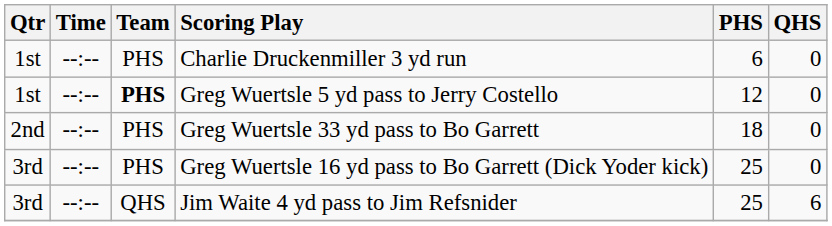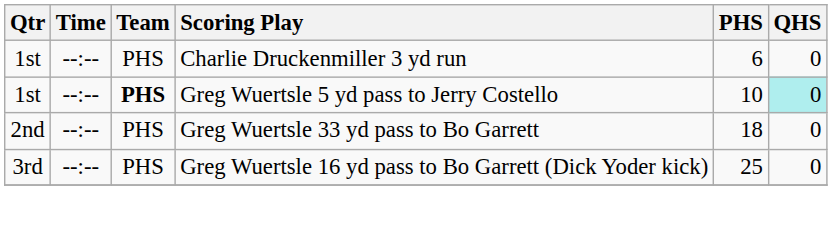(752, 94) 12 -> (752, 94) 10
(816, 94) no background -> (816, 94) paleturquoise background
- row: (349, 202)
